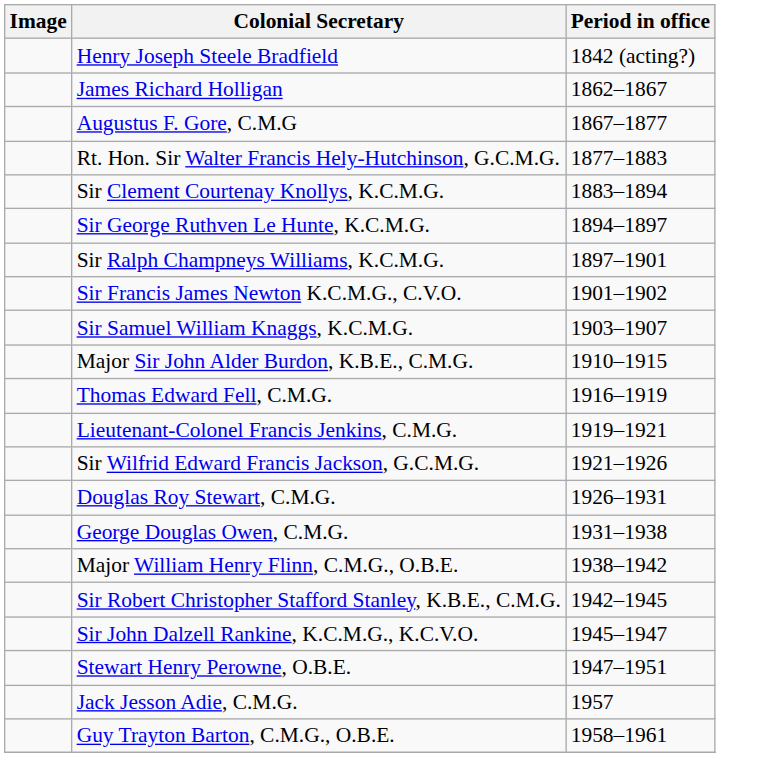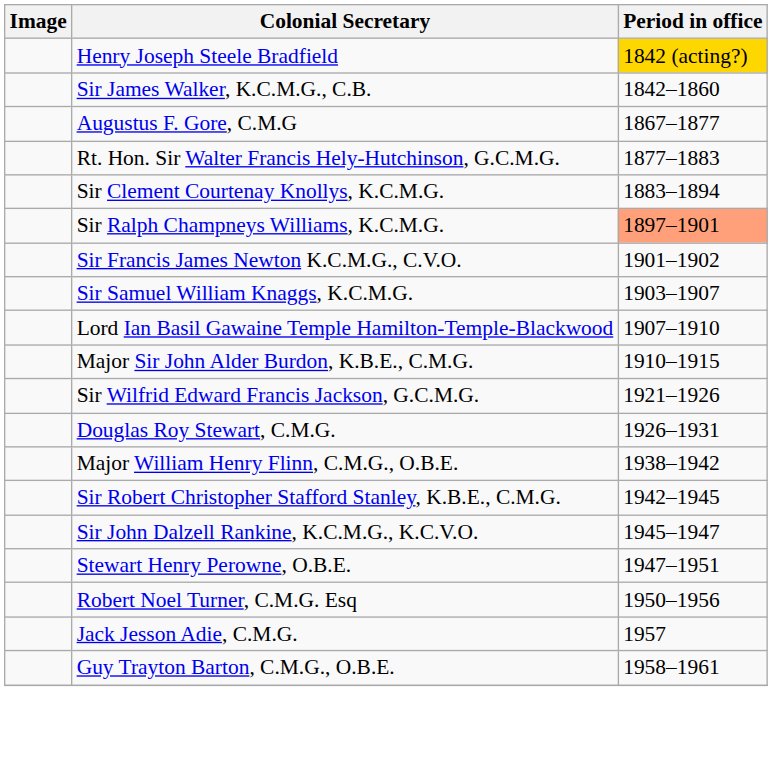(633, 55) no background -> (685, 55) gold background
+ row: (224, 89)
- row: (180, 89)
- row: (253, 225)
(619, 259) no background -> (671, 225) lightsalmon background
+ row: (345, 327)
- row: (204, 395)
- row: (267, 429)
- row: (213, 531)
+ row: (217, 599)
